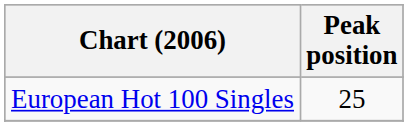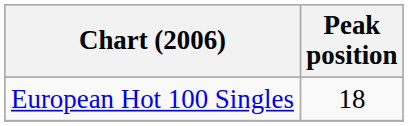(352, 98) 25 -> (352, 98) 18
